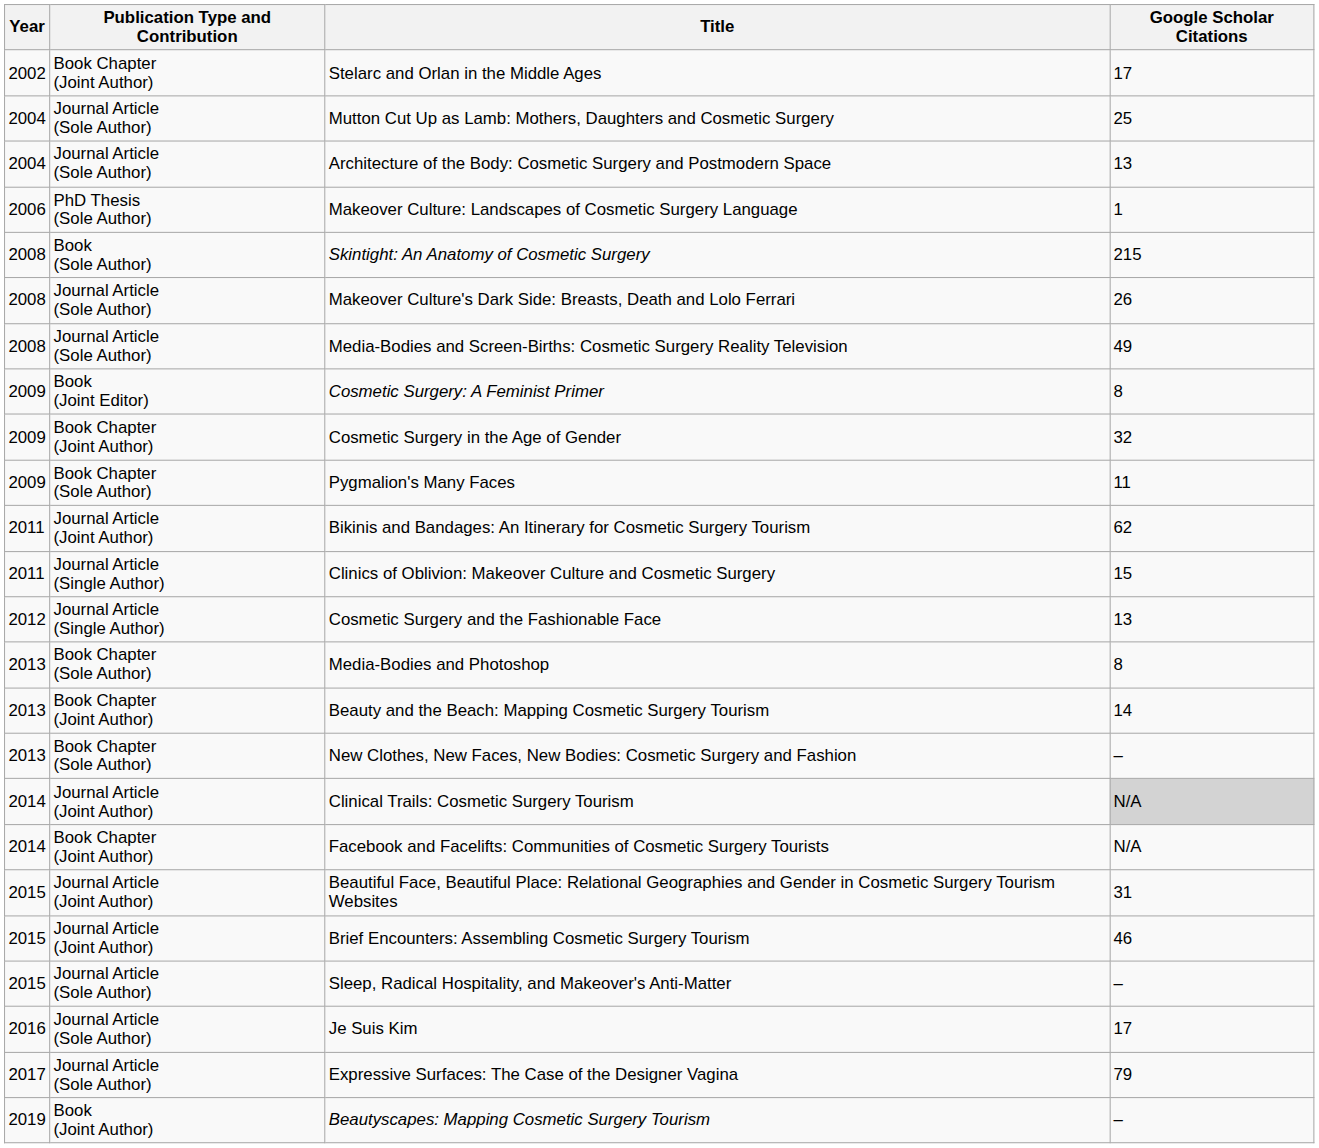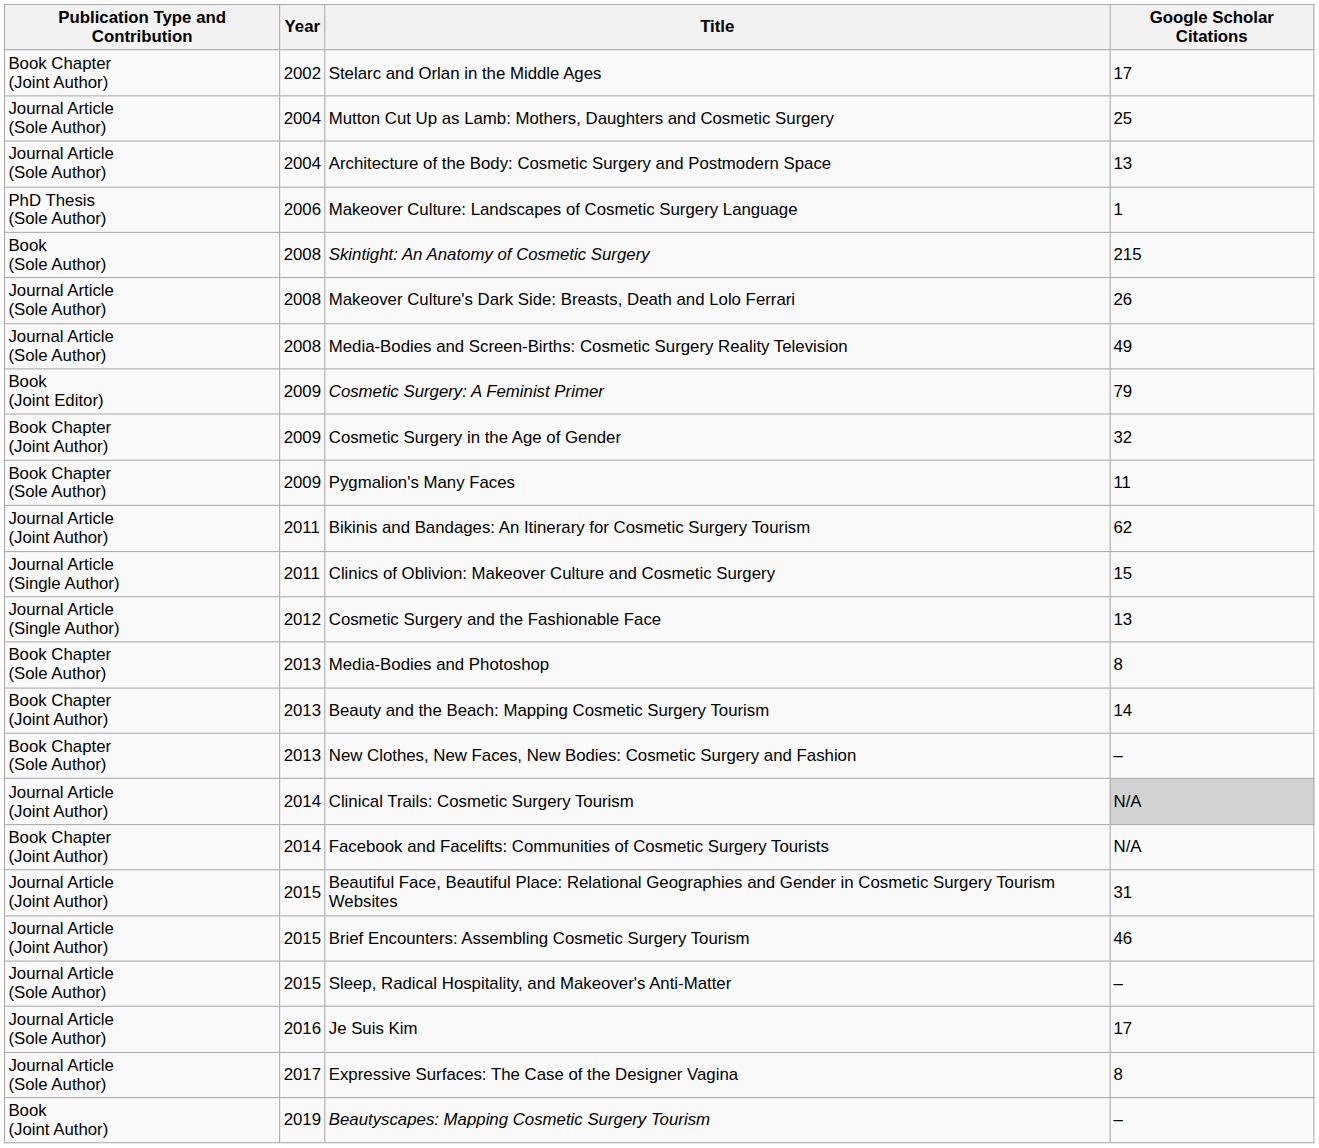columns swapped: (27, 27) <-> (187, 27)
(1118, 391) 8 -> (1123, 391) 79
(1123, 1074) 79 -> (1118, 1074) 8
